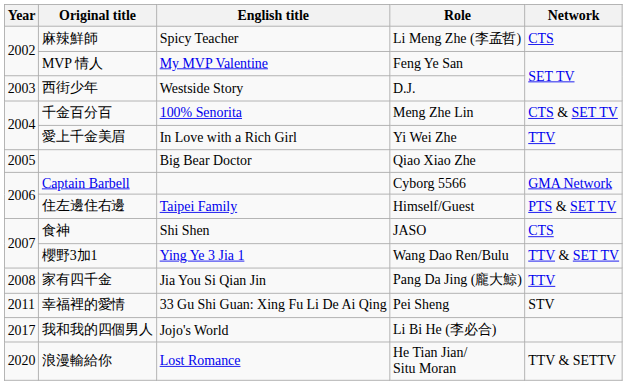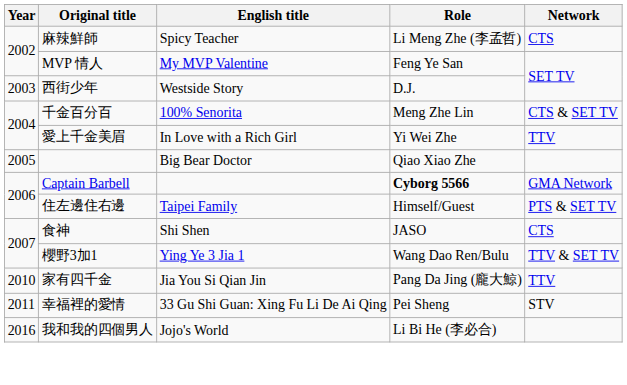(429, 183) normal -> (431, 183) bold
(22, 280) 2008 -> (22, 280) 2010
(22, 329) 2017 -> (22, 329) 2016
- row: (77, 360)
